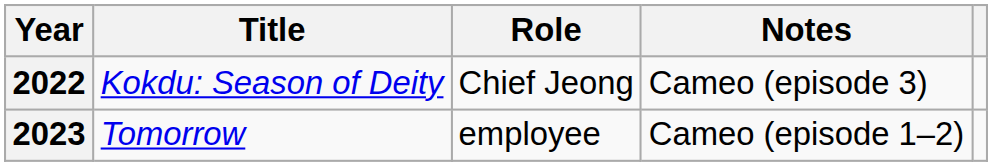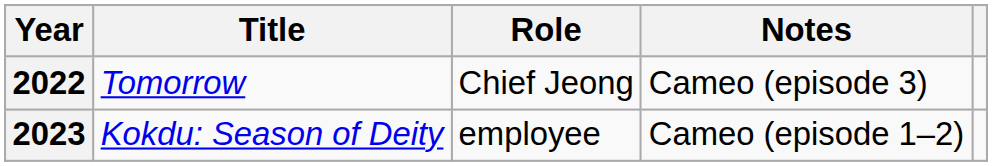(272, 82) Kokdu: Season of Deity -> (173, 82) Tomorrow
(173, 134) Tomorrow -> (272, 134) Kokdu: Season of Deity
